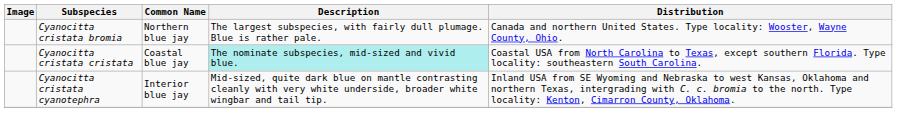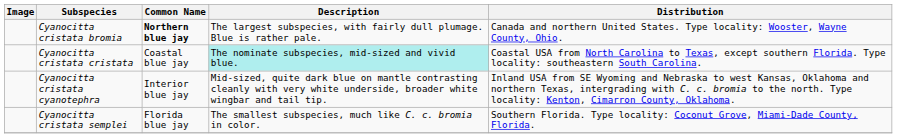(166, 32) normal -> (166, 32) bold
+ row: (83, 120)
